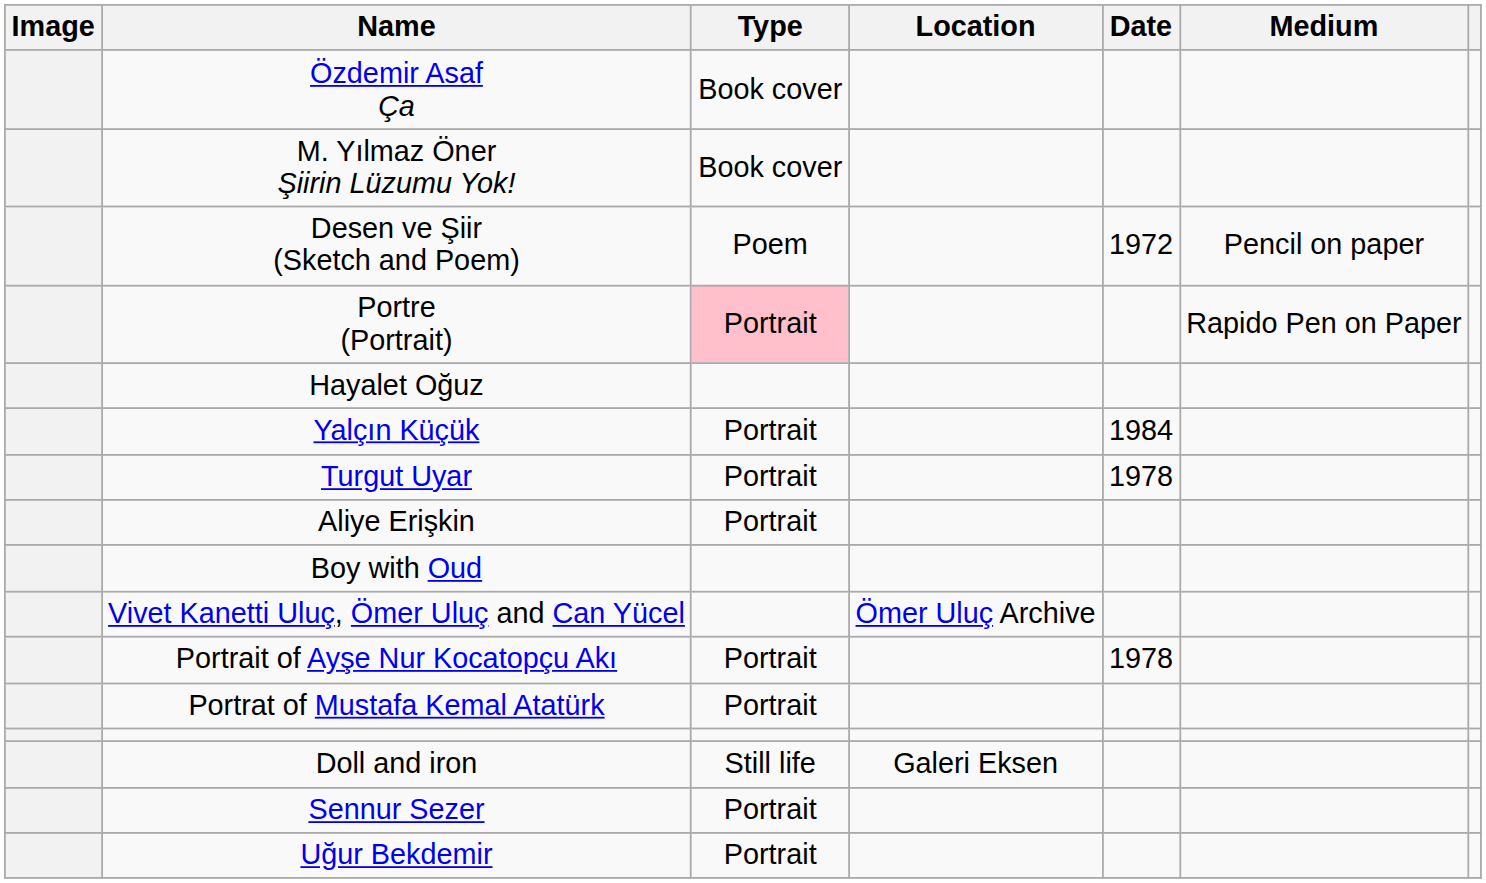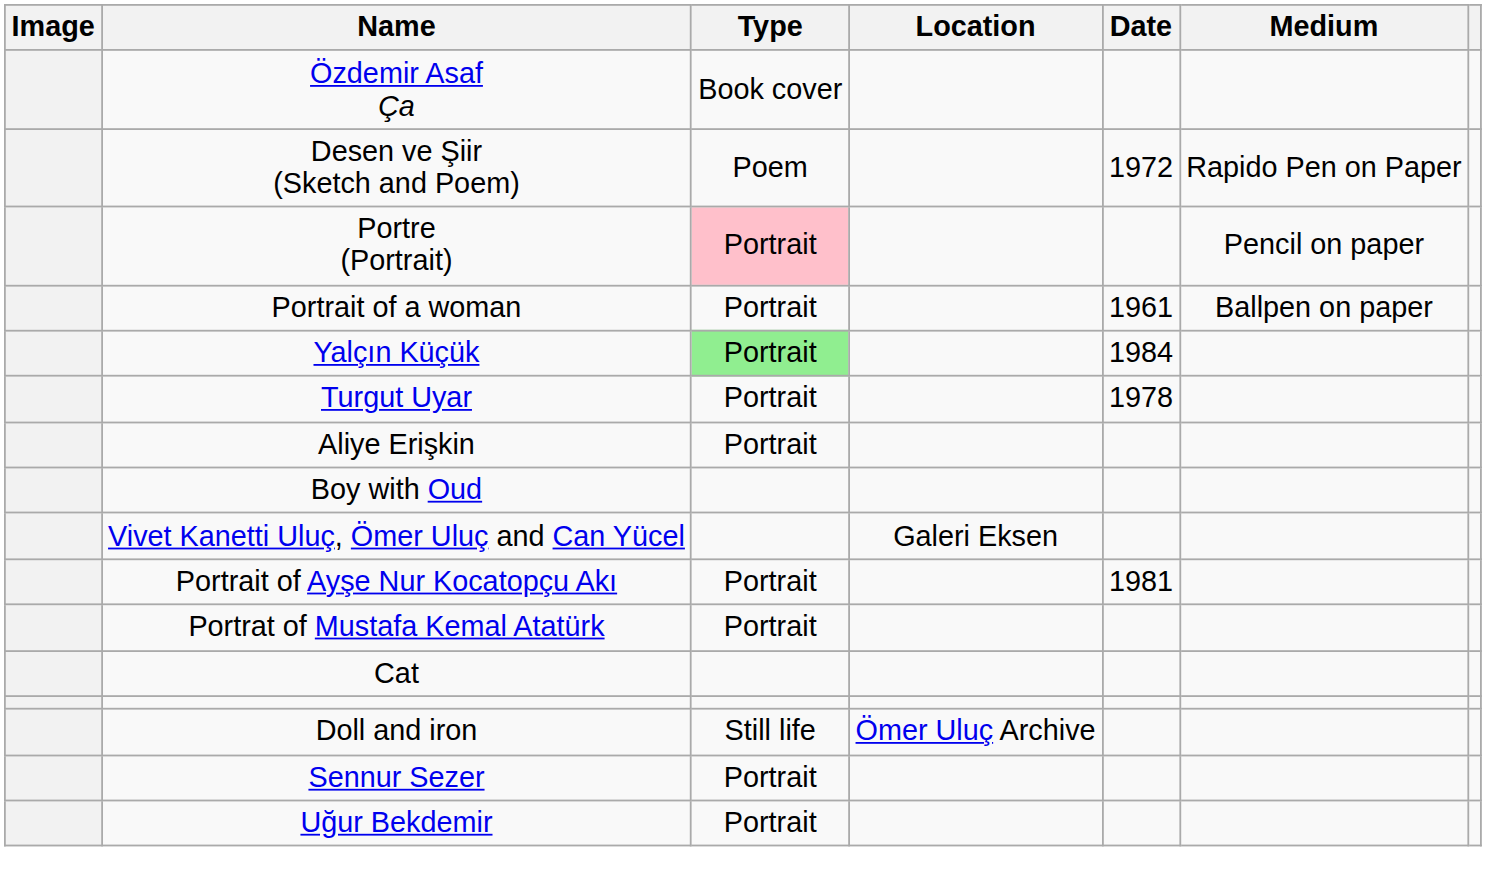- row: (396, 167)
(1324, 245) Pencil on paper -> (1324, 167) Rapido Pen on Paper
(1324, 323) Rapido Pen on Paper -> (1324, 245) Pencil on paper
+ row: (396, 307)
- row: (396, 385)
(770, 430) no background -> (770, 352) lightgreen background
(976, 613) Ömer Uluç Archive -> (976, 535) Galeri Eksen
(1141, 659) 1978 -> (1141, 581) 1981
+ row: (396, 672)
(976, 763) Galeri Eksen -> (976, 731) Ömer Uluç Archive
